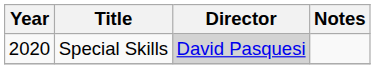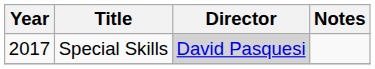(30, 48) 2020 -> (30, 48) 2017
